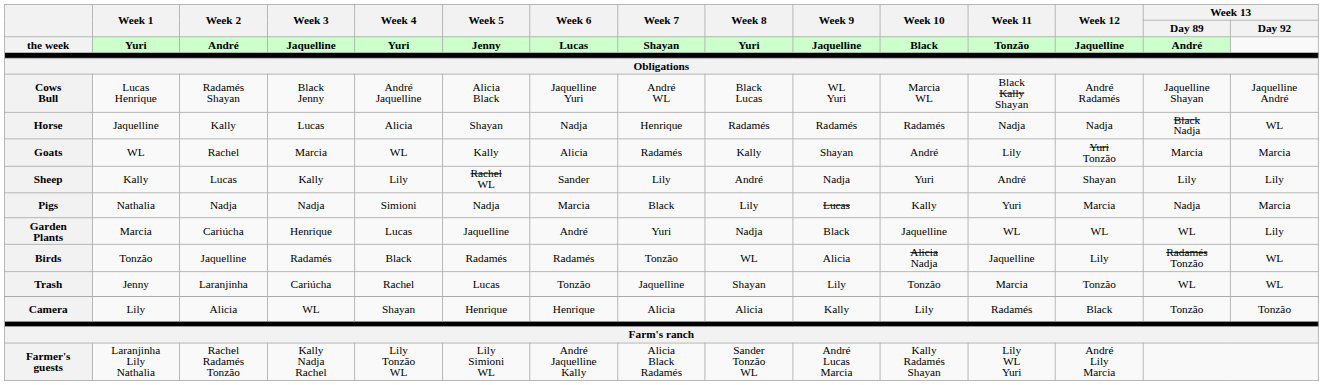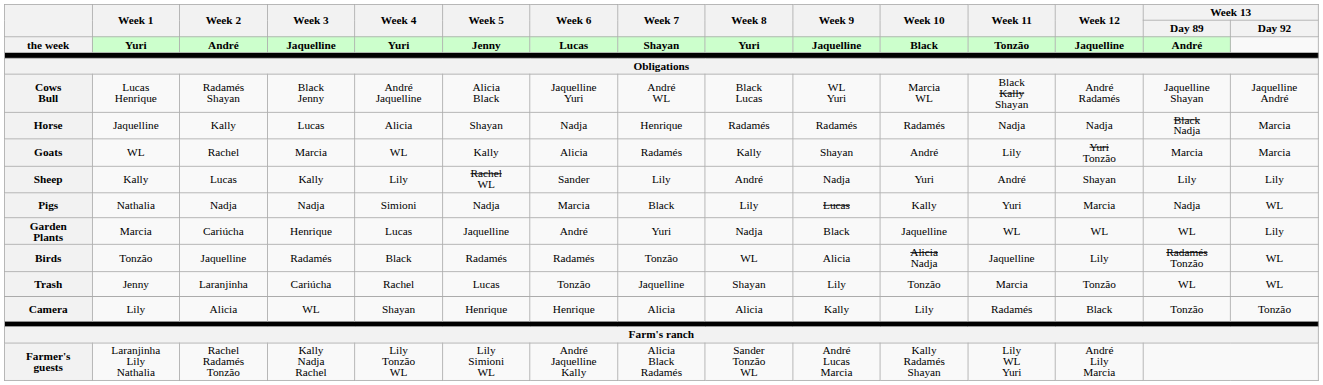(1274, 125) WL -> (1274, 125) Marcia
(1274, 205) Marcia -> (1274, 205) WL
